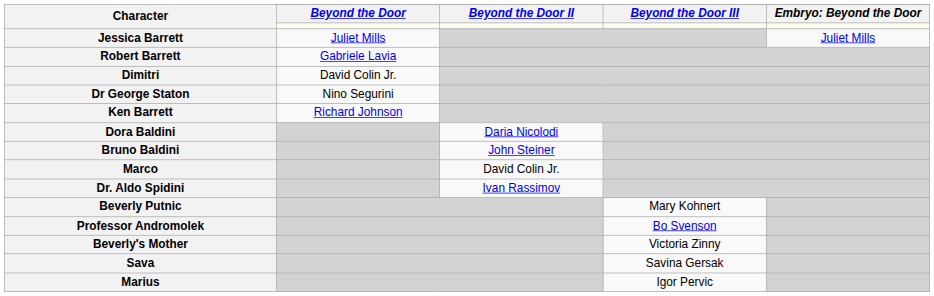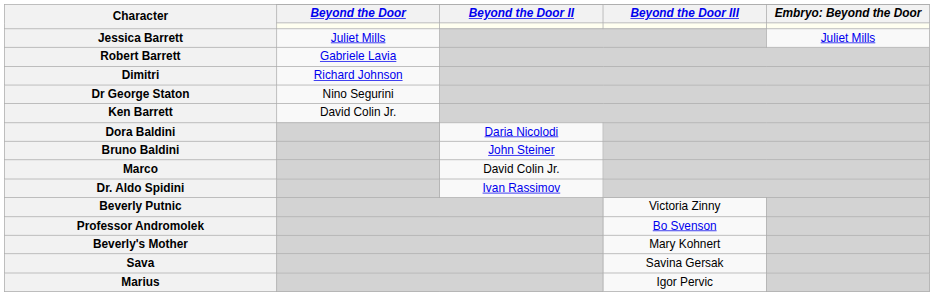(358, 75) David Colin Jr. -> (358, 75) Richard Johnson
(358, 113) Richard Johnson -> (358, 113) David Colin Jr.
(685, 207) Mary Kohnert -> (685, 207) Victoria Zinny
(685, 244) Victoria Zinny -> (685, 244) Mary Kohnert
